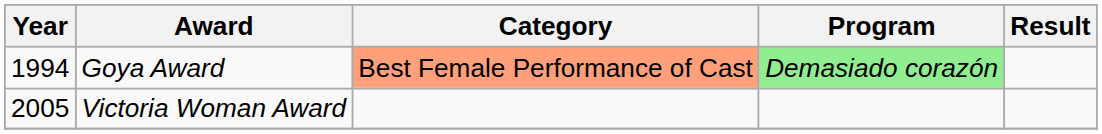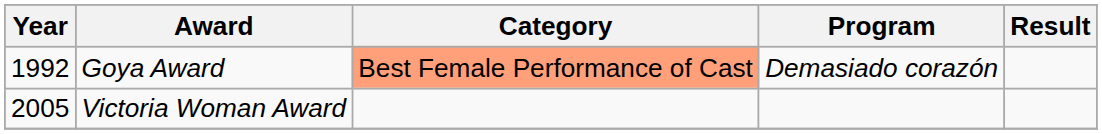(40, 67) 1994 -> (40, 67) 1992
(882, 67) lightgreen background -> (882, 67) no background
